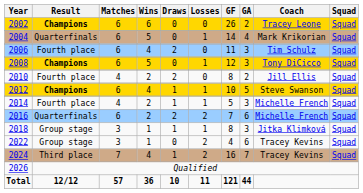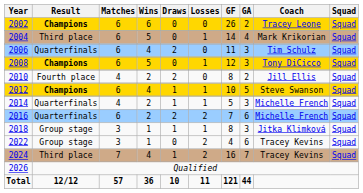(66, 37) Quarterfinals -> (66, 37) Third place
(66, 50) Fourth place -> (66, 50) Quarterfinals
(66, 103) Fourth place -> (66, 103) Quarterfinals
